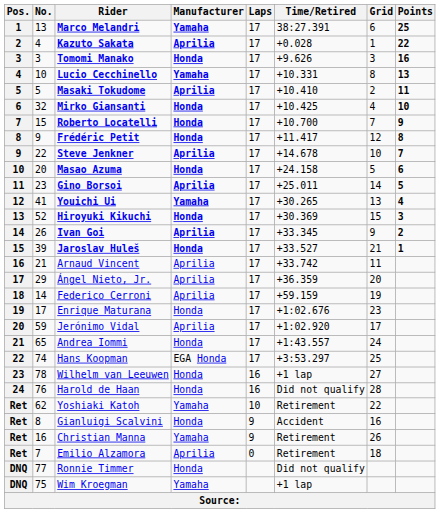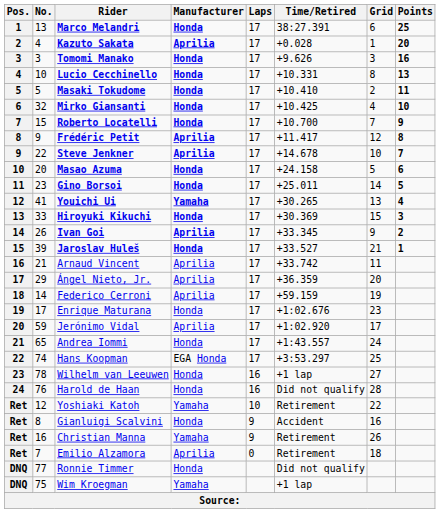(191, 28) Yamaha -> (188, 28) Honda
(404, 44) 22 -> (404, 44) 20
(191, 76) Yamaha -> (188, 76) Honda
(194, 91) Aprilia -> (188, 91) Honda
(188, 139) Honda -> (194, 139) Aprilia
(194, 186) Aprilia -> (188, 186) Honda
(41, 217) 52 -> (41, 217) 33
(41, 406) 62 -> (41, 406) 12
